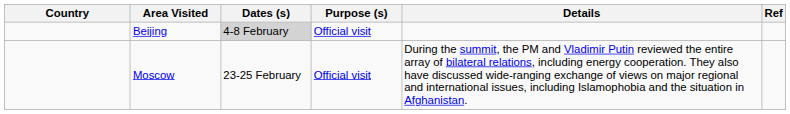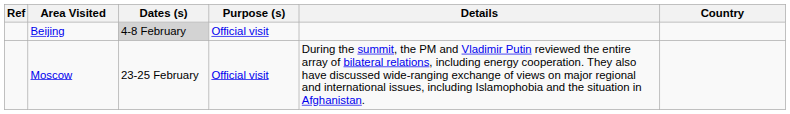columns swapped: (67, 13) <-> (774, 13)
